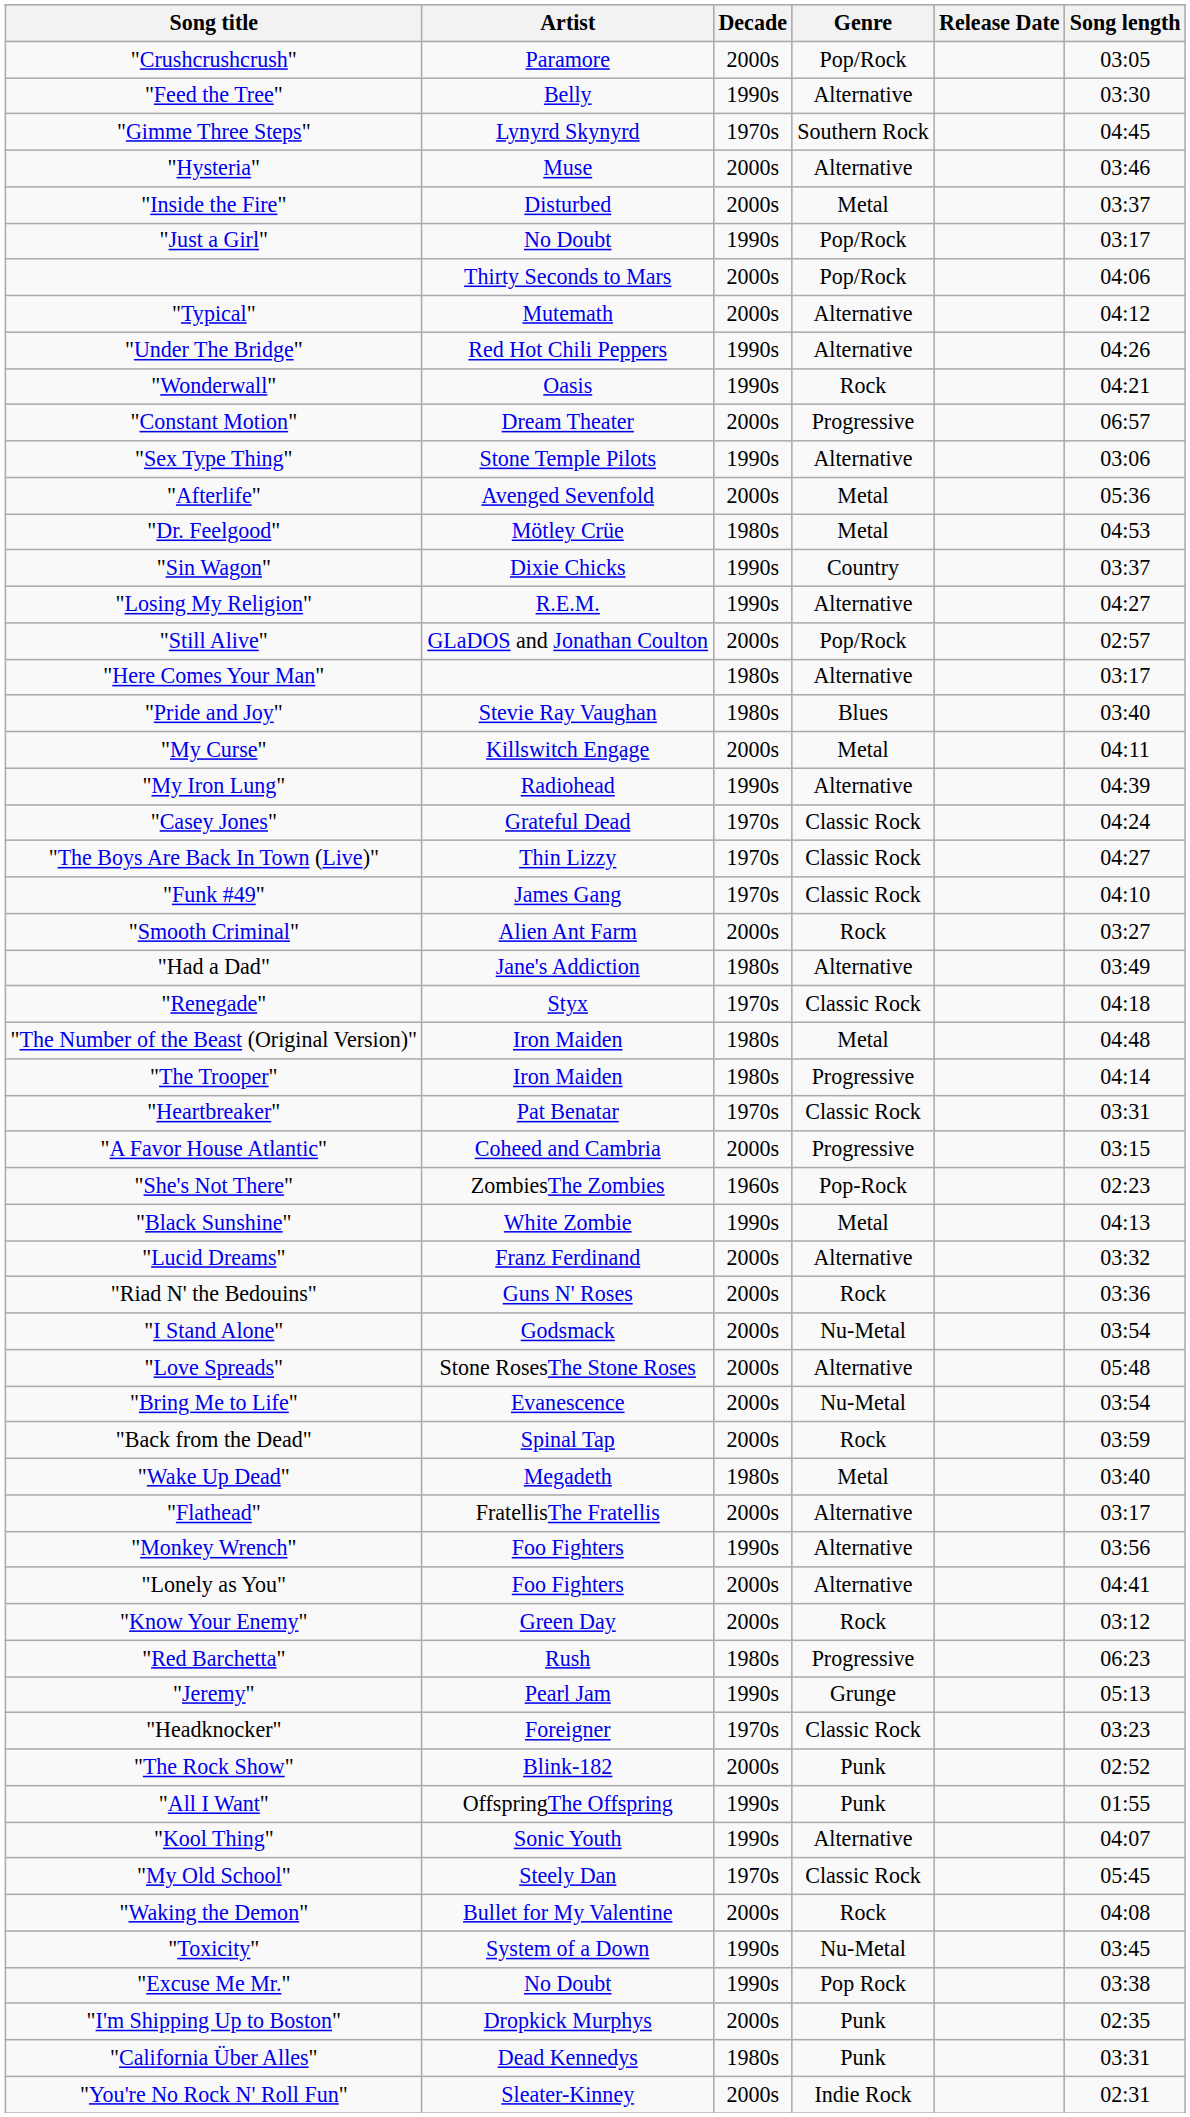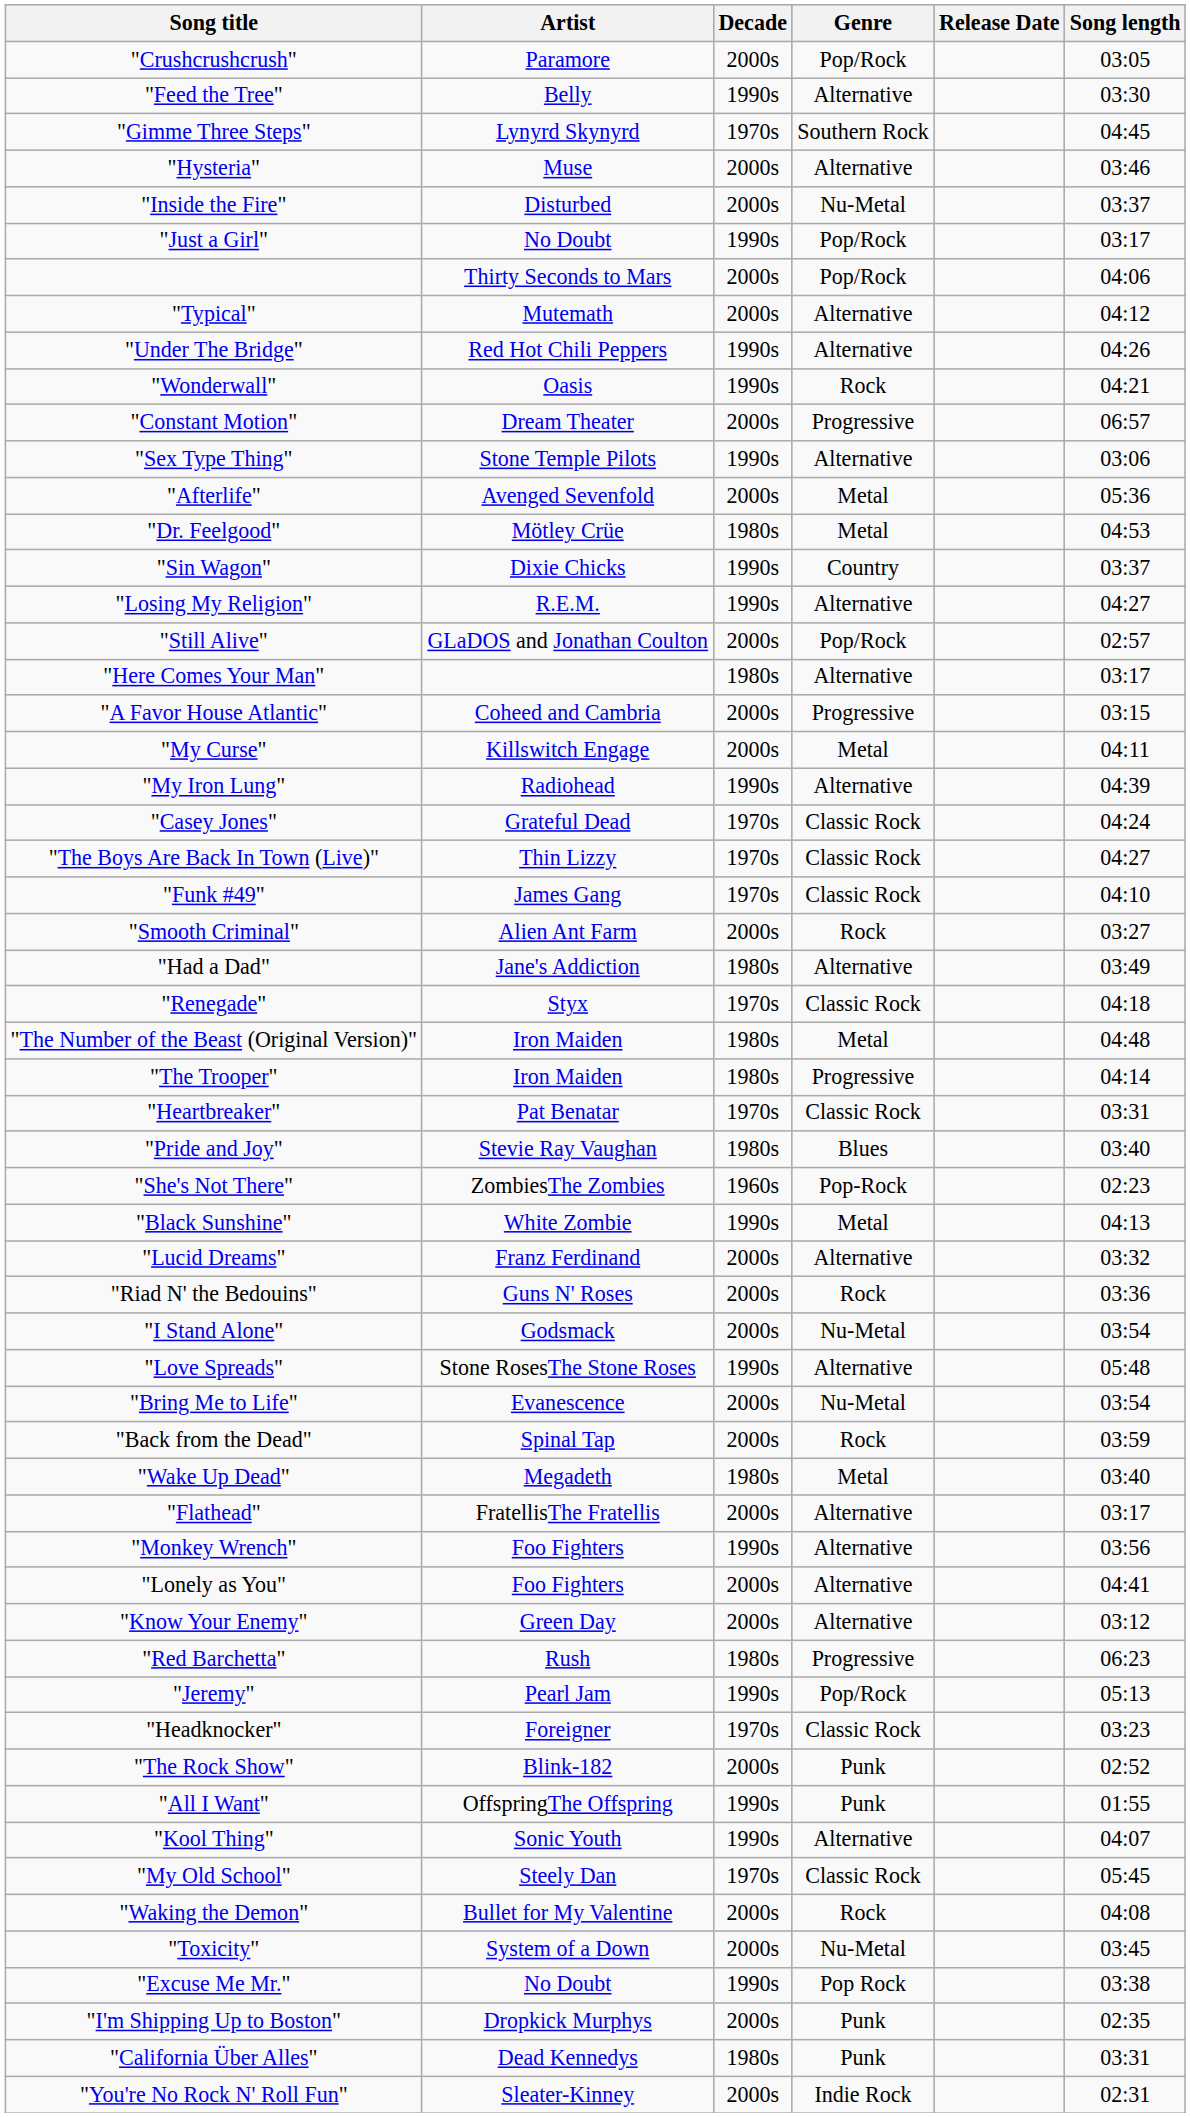(863, 204) Metal -> (863, 204) Nu-Metal
rows swapped: (214, 713) <-> (214, 1149)
(753, 1367) 2000s -> (753, 1367) 1990s
(863, 1621) Rock -> (863, 1621) Alternative
(863, 1694) Grunge -> (863, 1694) Pop/Rock
(753, 1948) 1990s -> (753, 1948) 2000s
